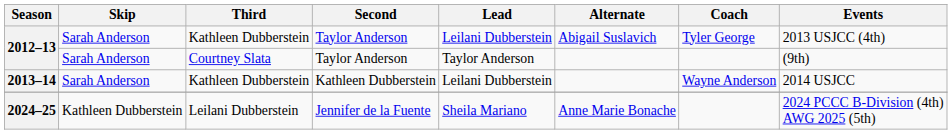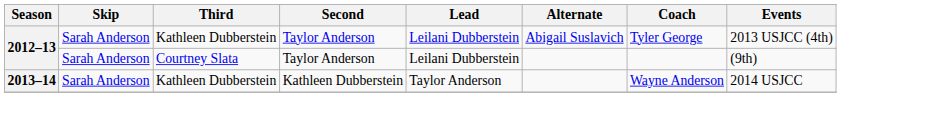(488, 59) Taylor Anderson -> (464, 59) Leilani Dubberstein
(497, 80) Leilani Dubberstein -> (455, 80) Taylor Anderson
- row: (32, 110)
